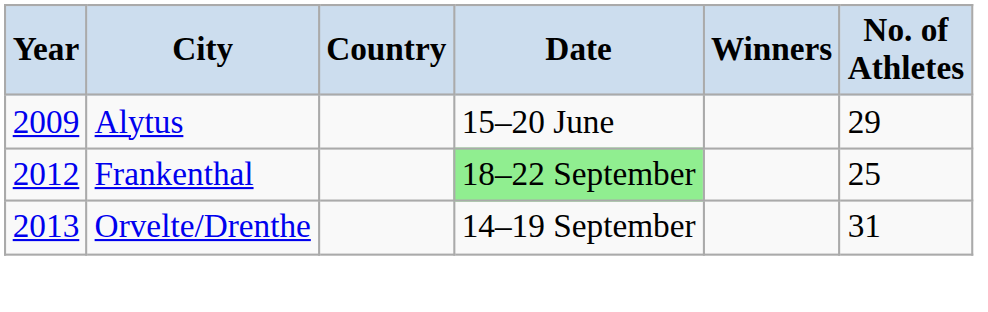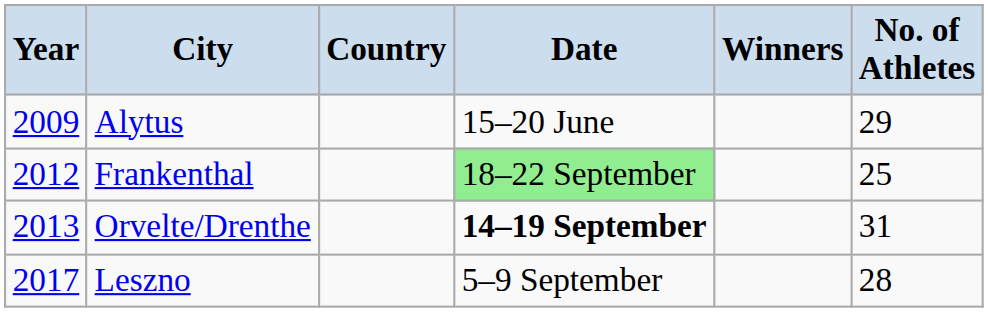(579, 226) normal -> (584, 226) bold
+ row: (143, 279)
